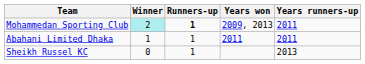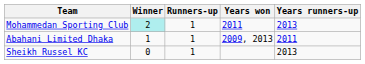(192, 25) bold -> (192, 25) normal
(247, 25) 2009, 2013 -> (232, 25) 2011
(287, 25) 2011 -> (287, 25) 2013
(232, 39) 2011 -> (247, 39) 2009, 2013
